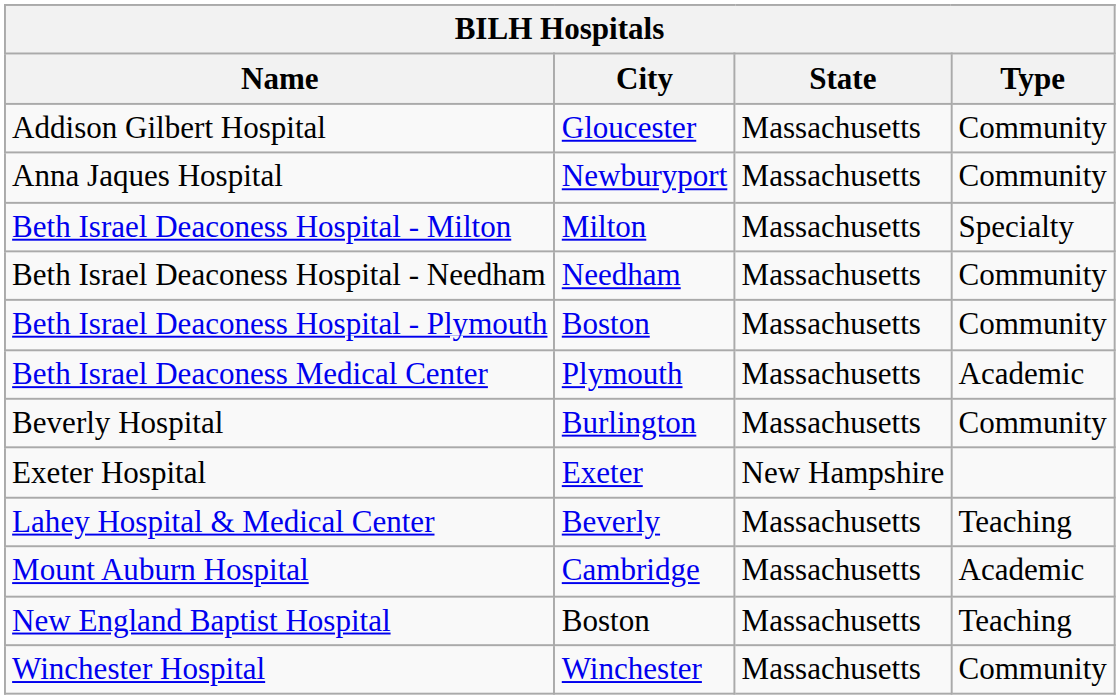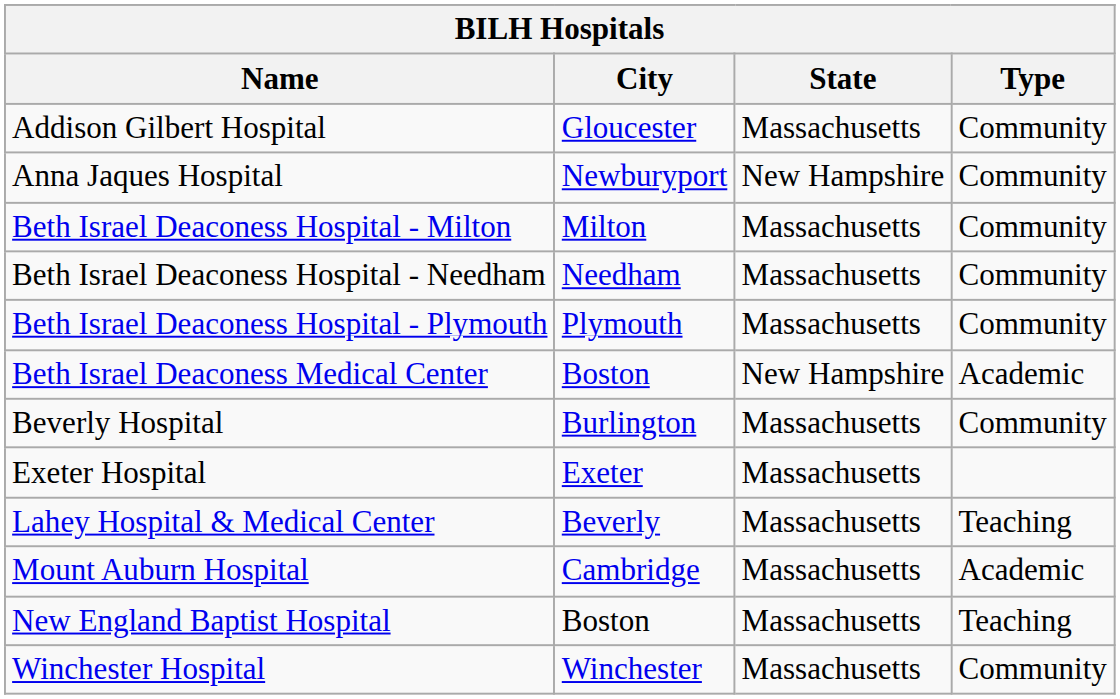(831, 176) Massachusetts -> (843, 176) New Hampshire
(1016, 226) Specialty -> (1033, 226) Community
(606, 324) Boston -> (622, 324) Plymouth
(622, 373) Plymouth -> (606, 373) Boston
(831, 373) Massachusetts -> (843, 373) New Hampshire
(843, 472) New Hampshire -> (831, 472) Massachusetts
